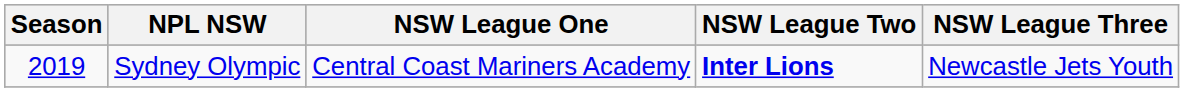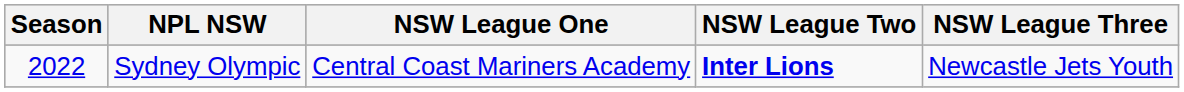(57, 65) 2019 -> (57, 65) 2022
